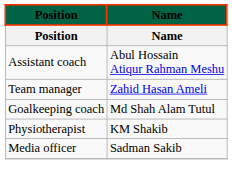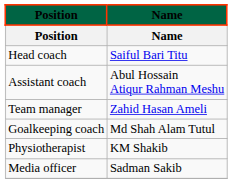+ row: (37, 55)
